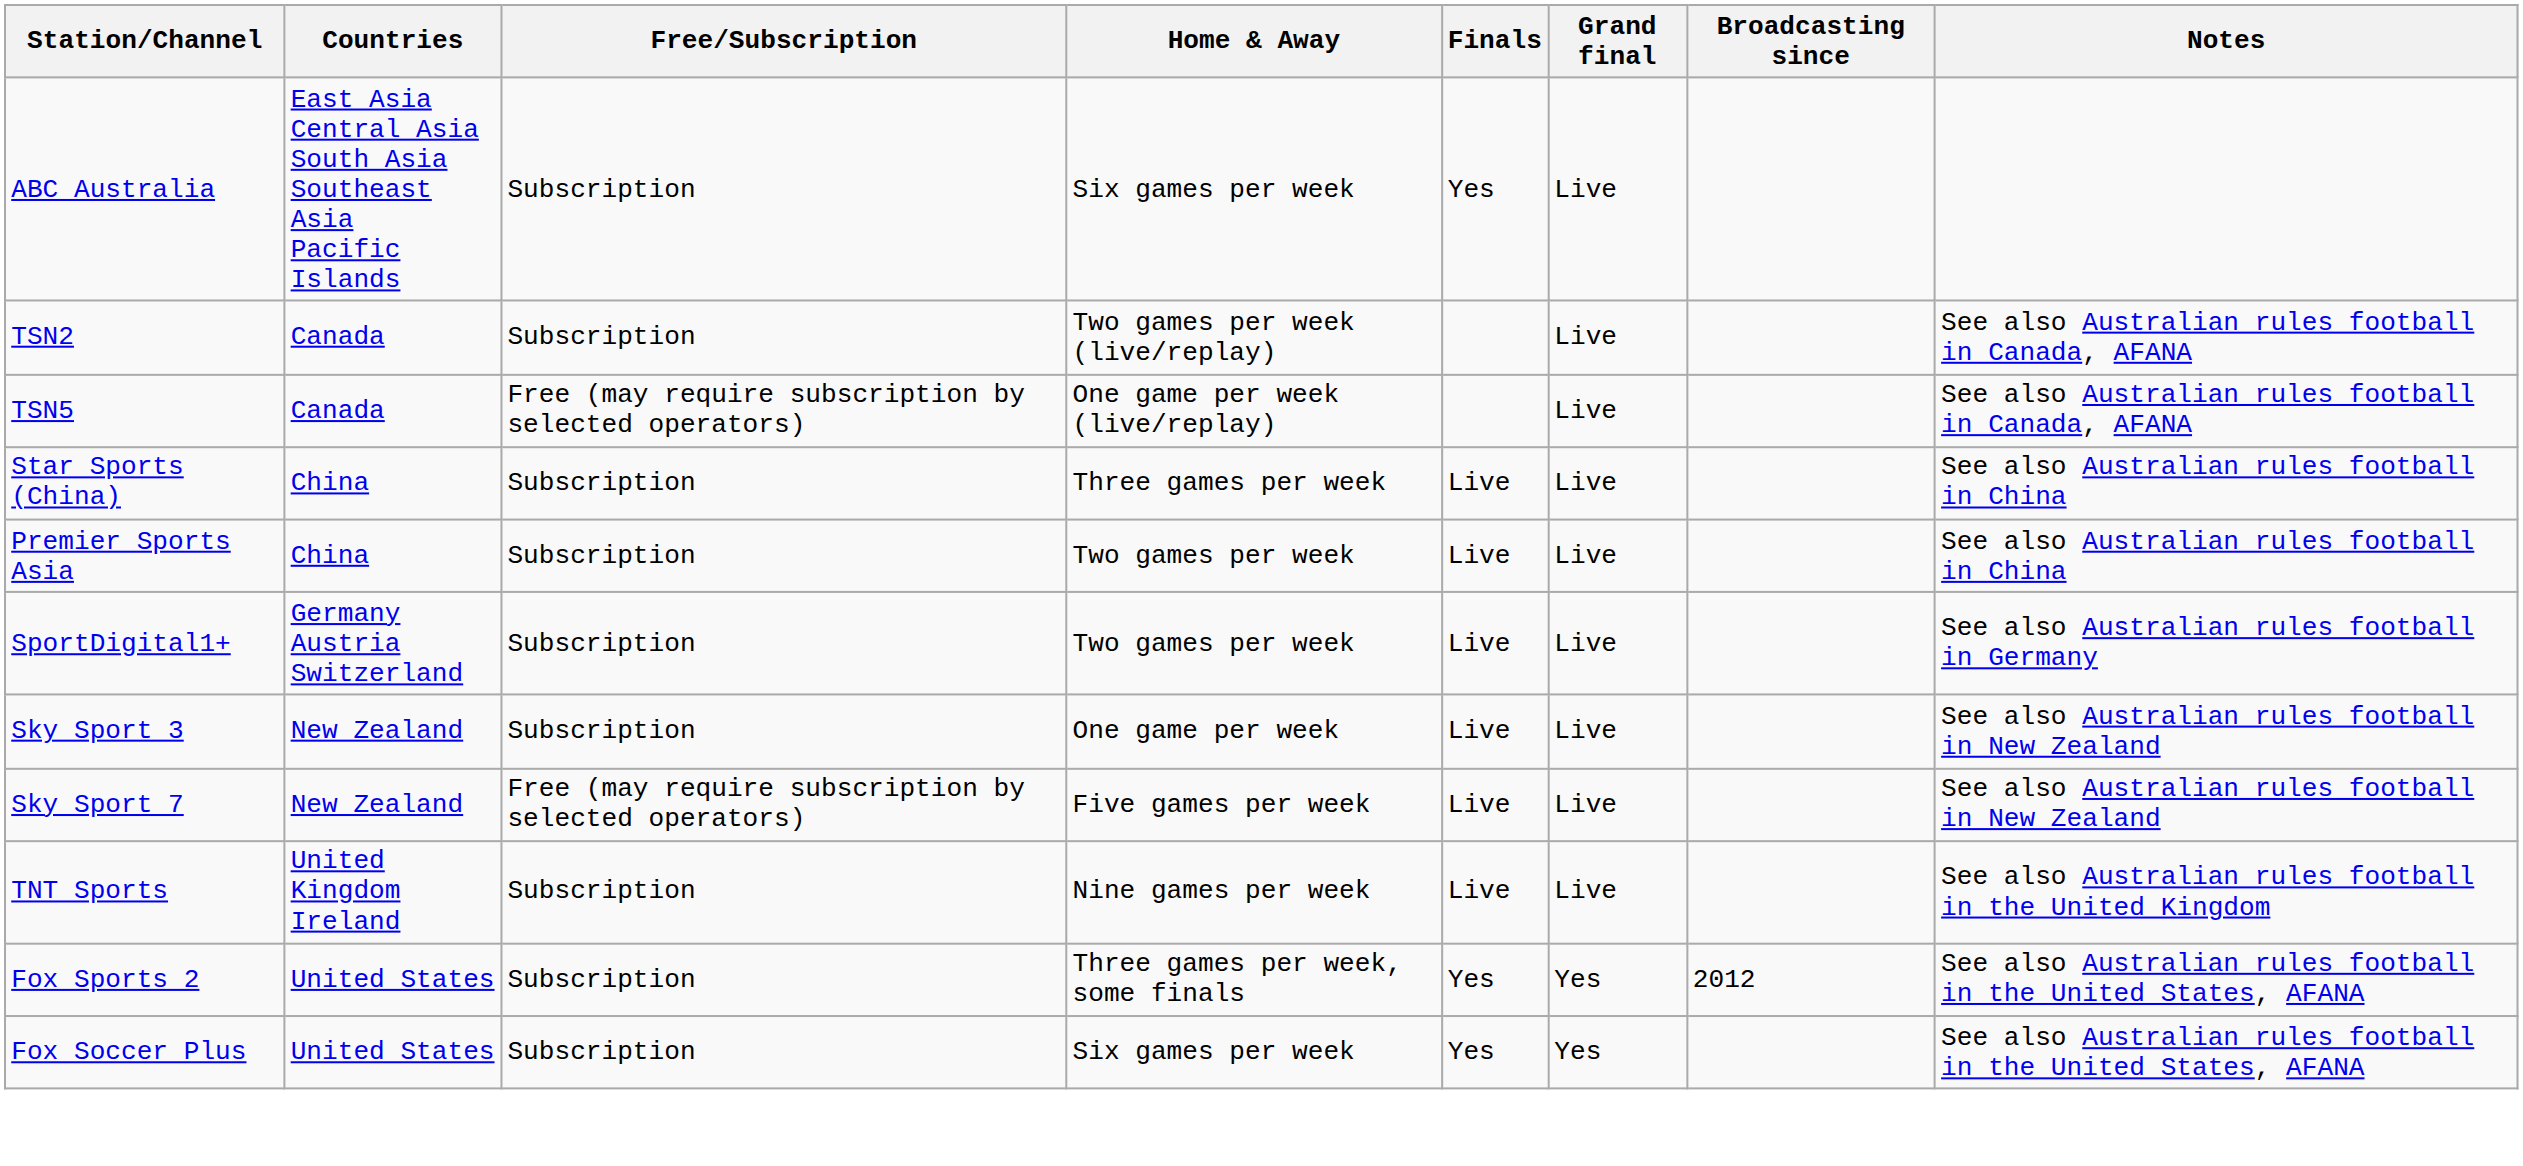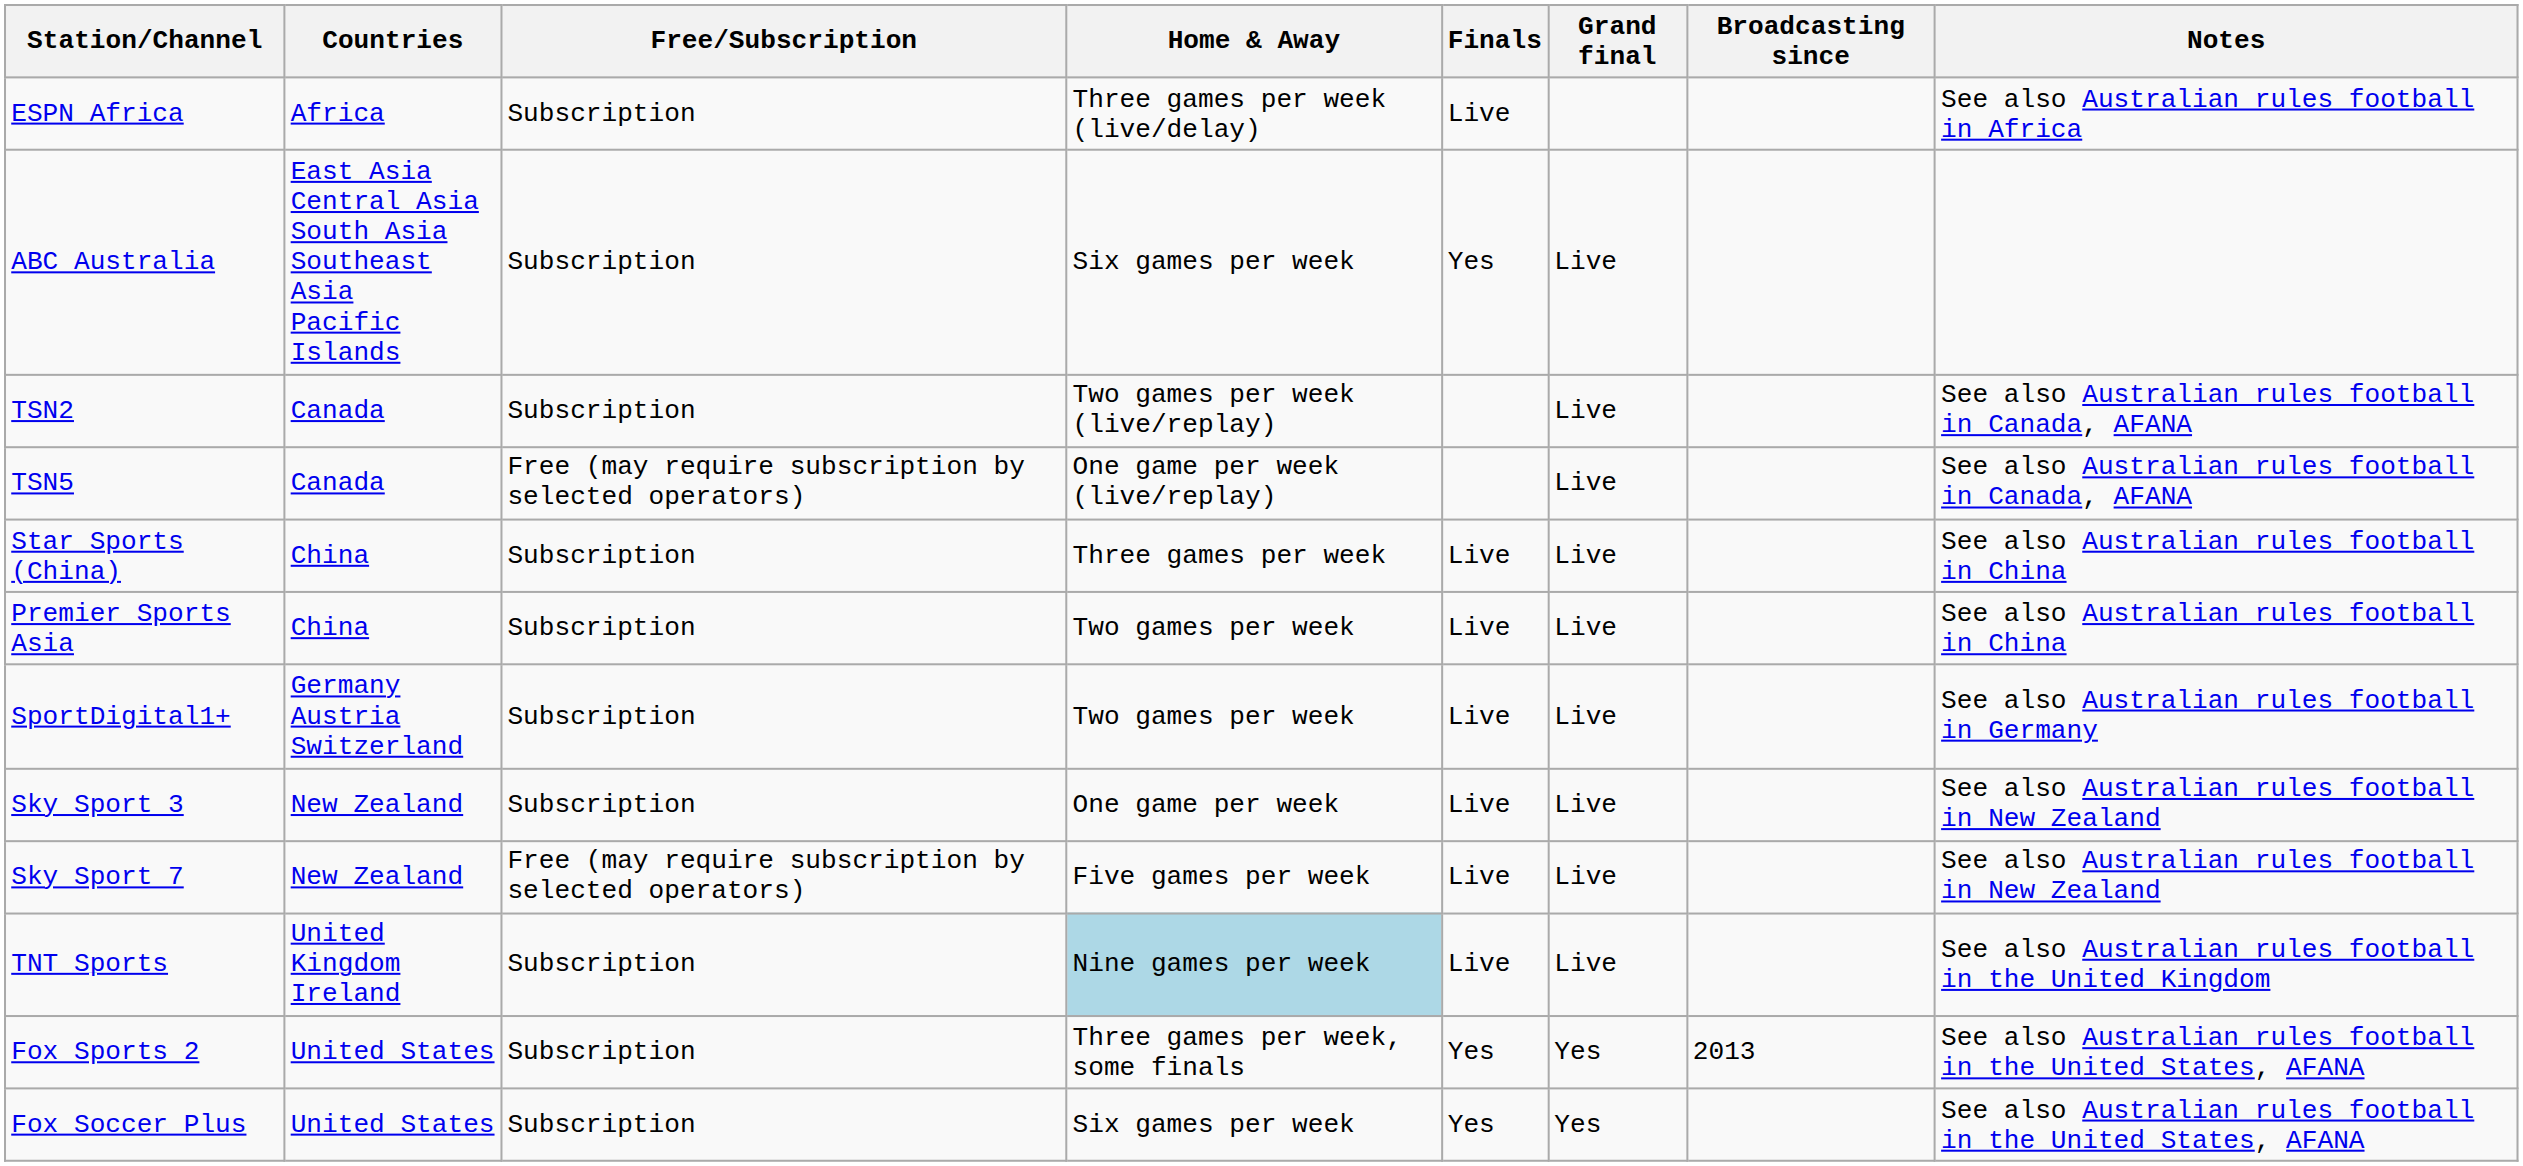+ row: (97, 114)
(1222, 892) no background -> (1222, 965) lightblue background
(1724, 980) 2012 -> (1724, 1053) 2013
